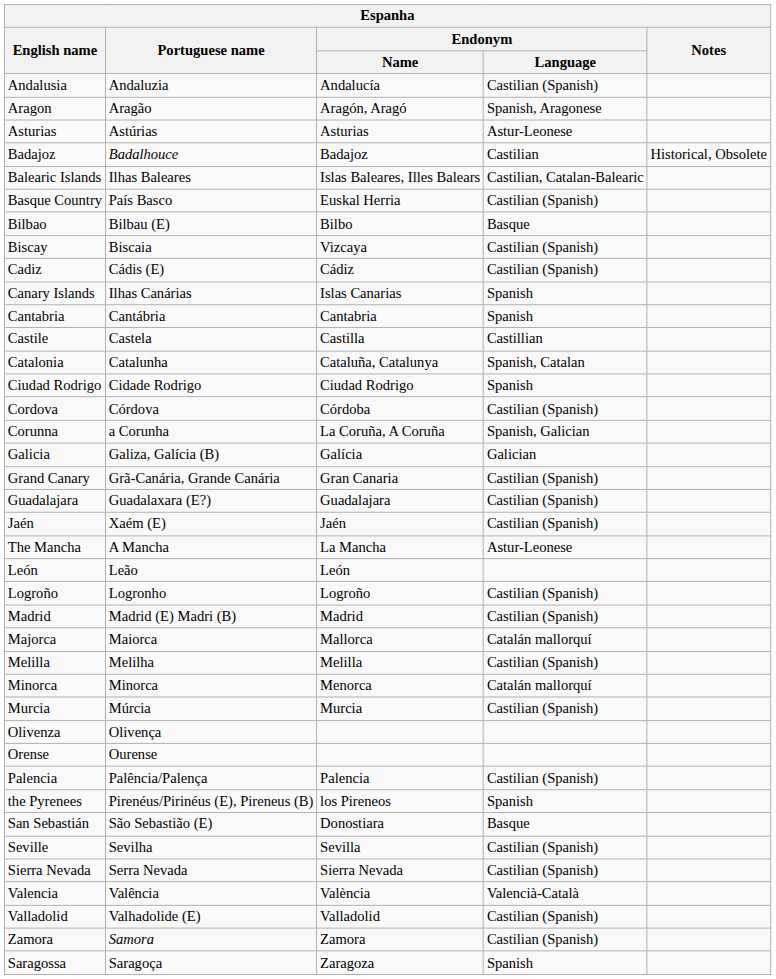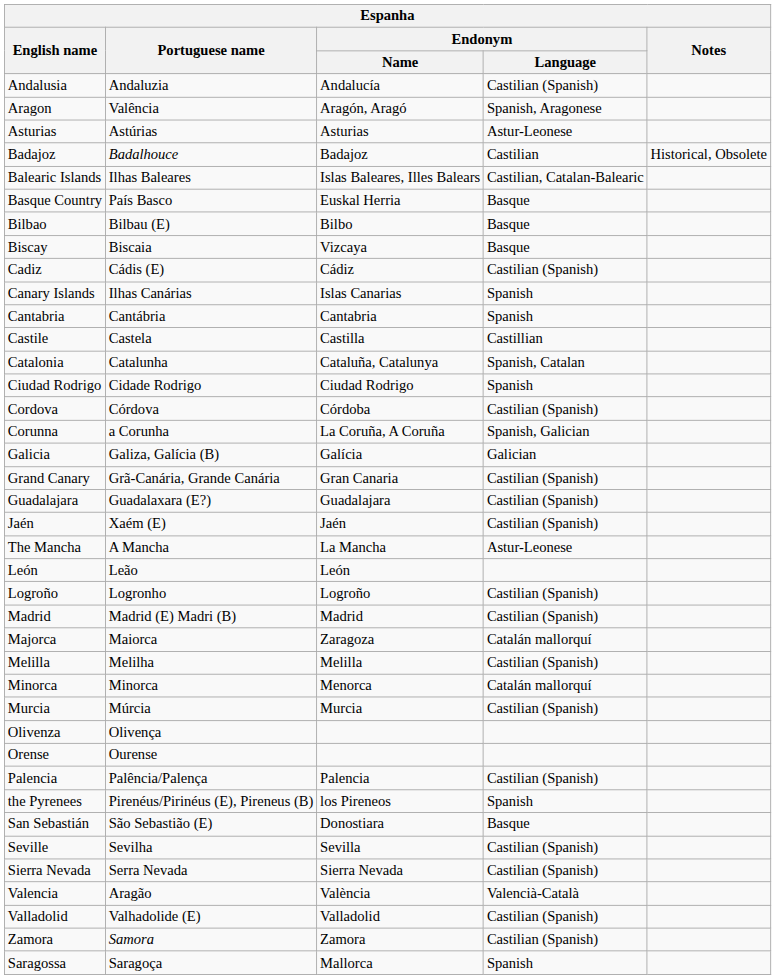(130, 108) Aragão -> (134, 108) Valência
(543, 200) Castilian (Spanish) -> (508, 200) Basque
(543, 246) Castilian (Spanish) -> (508, 246) Basque
(346, 639) Mallorca -> (347, 639) Zaragoza
(134, 893) Valência -> (130, 893) Aragão
(347, 962) Zaragoza -> (346, 962) Mallorca
